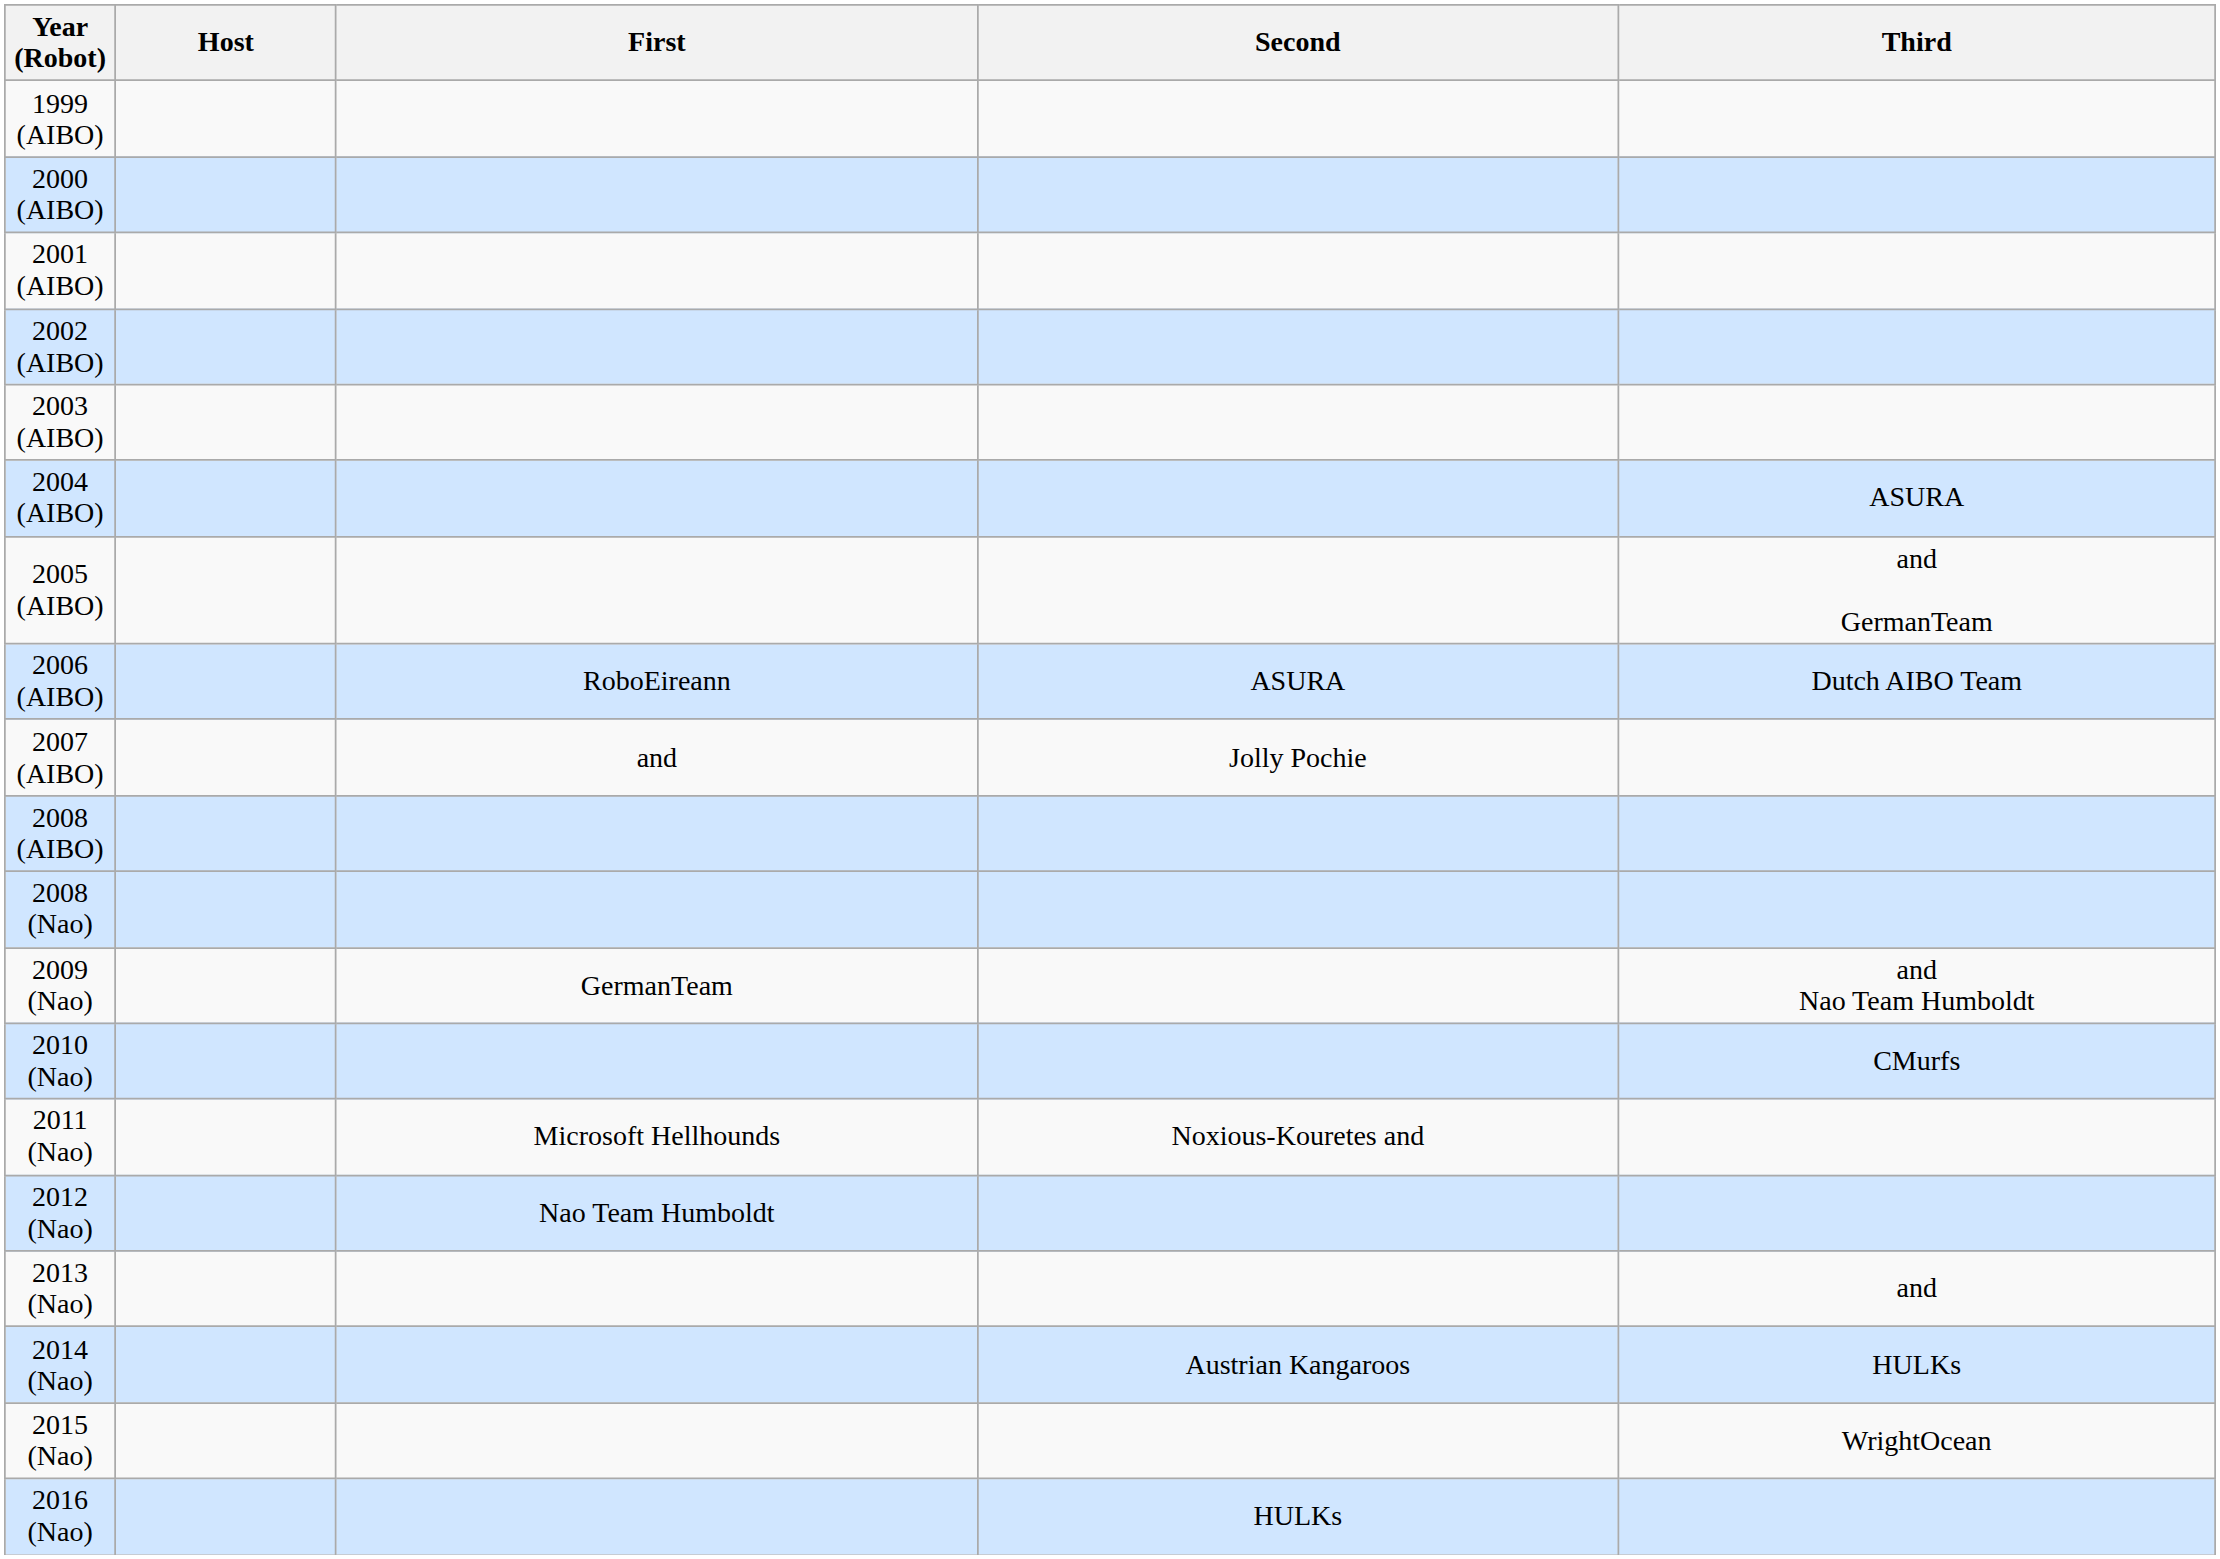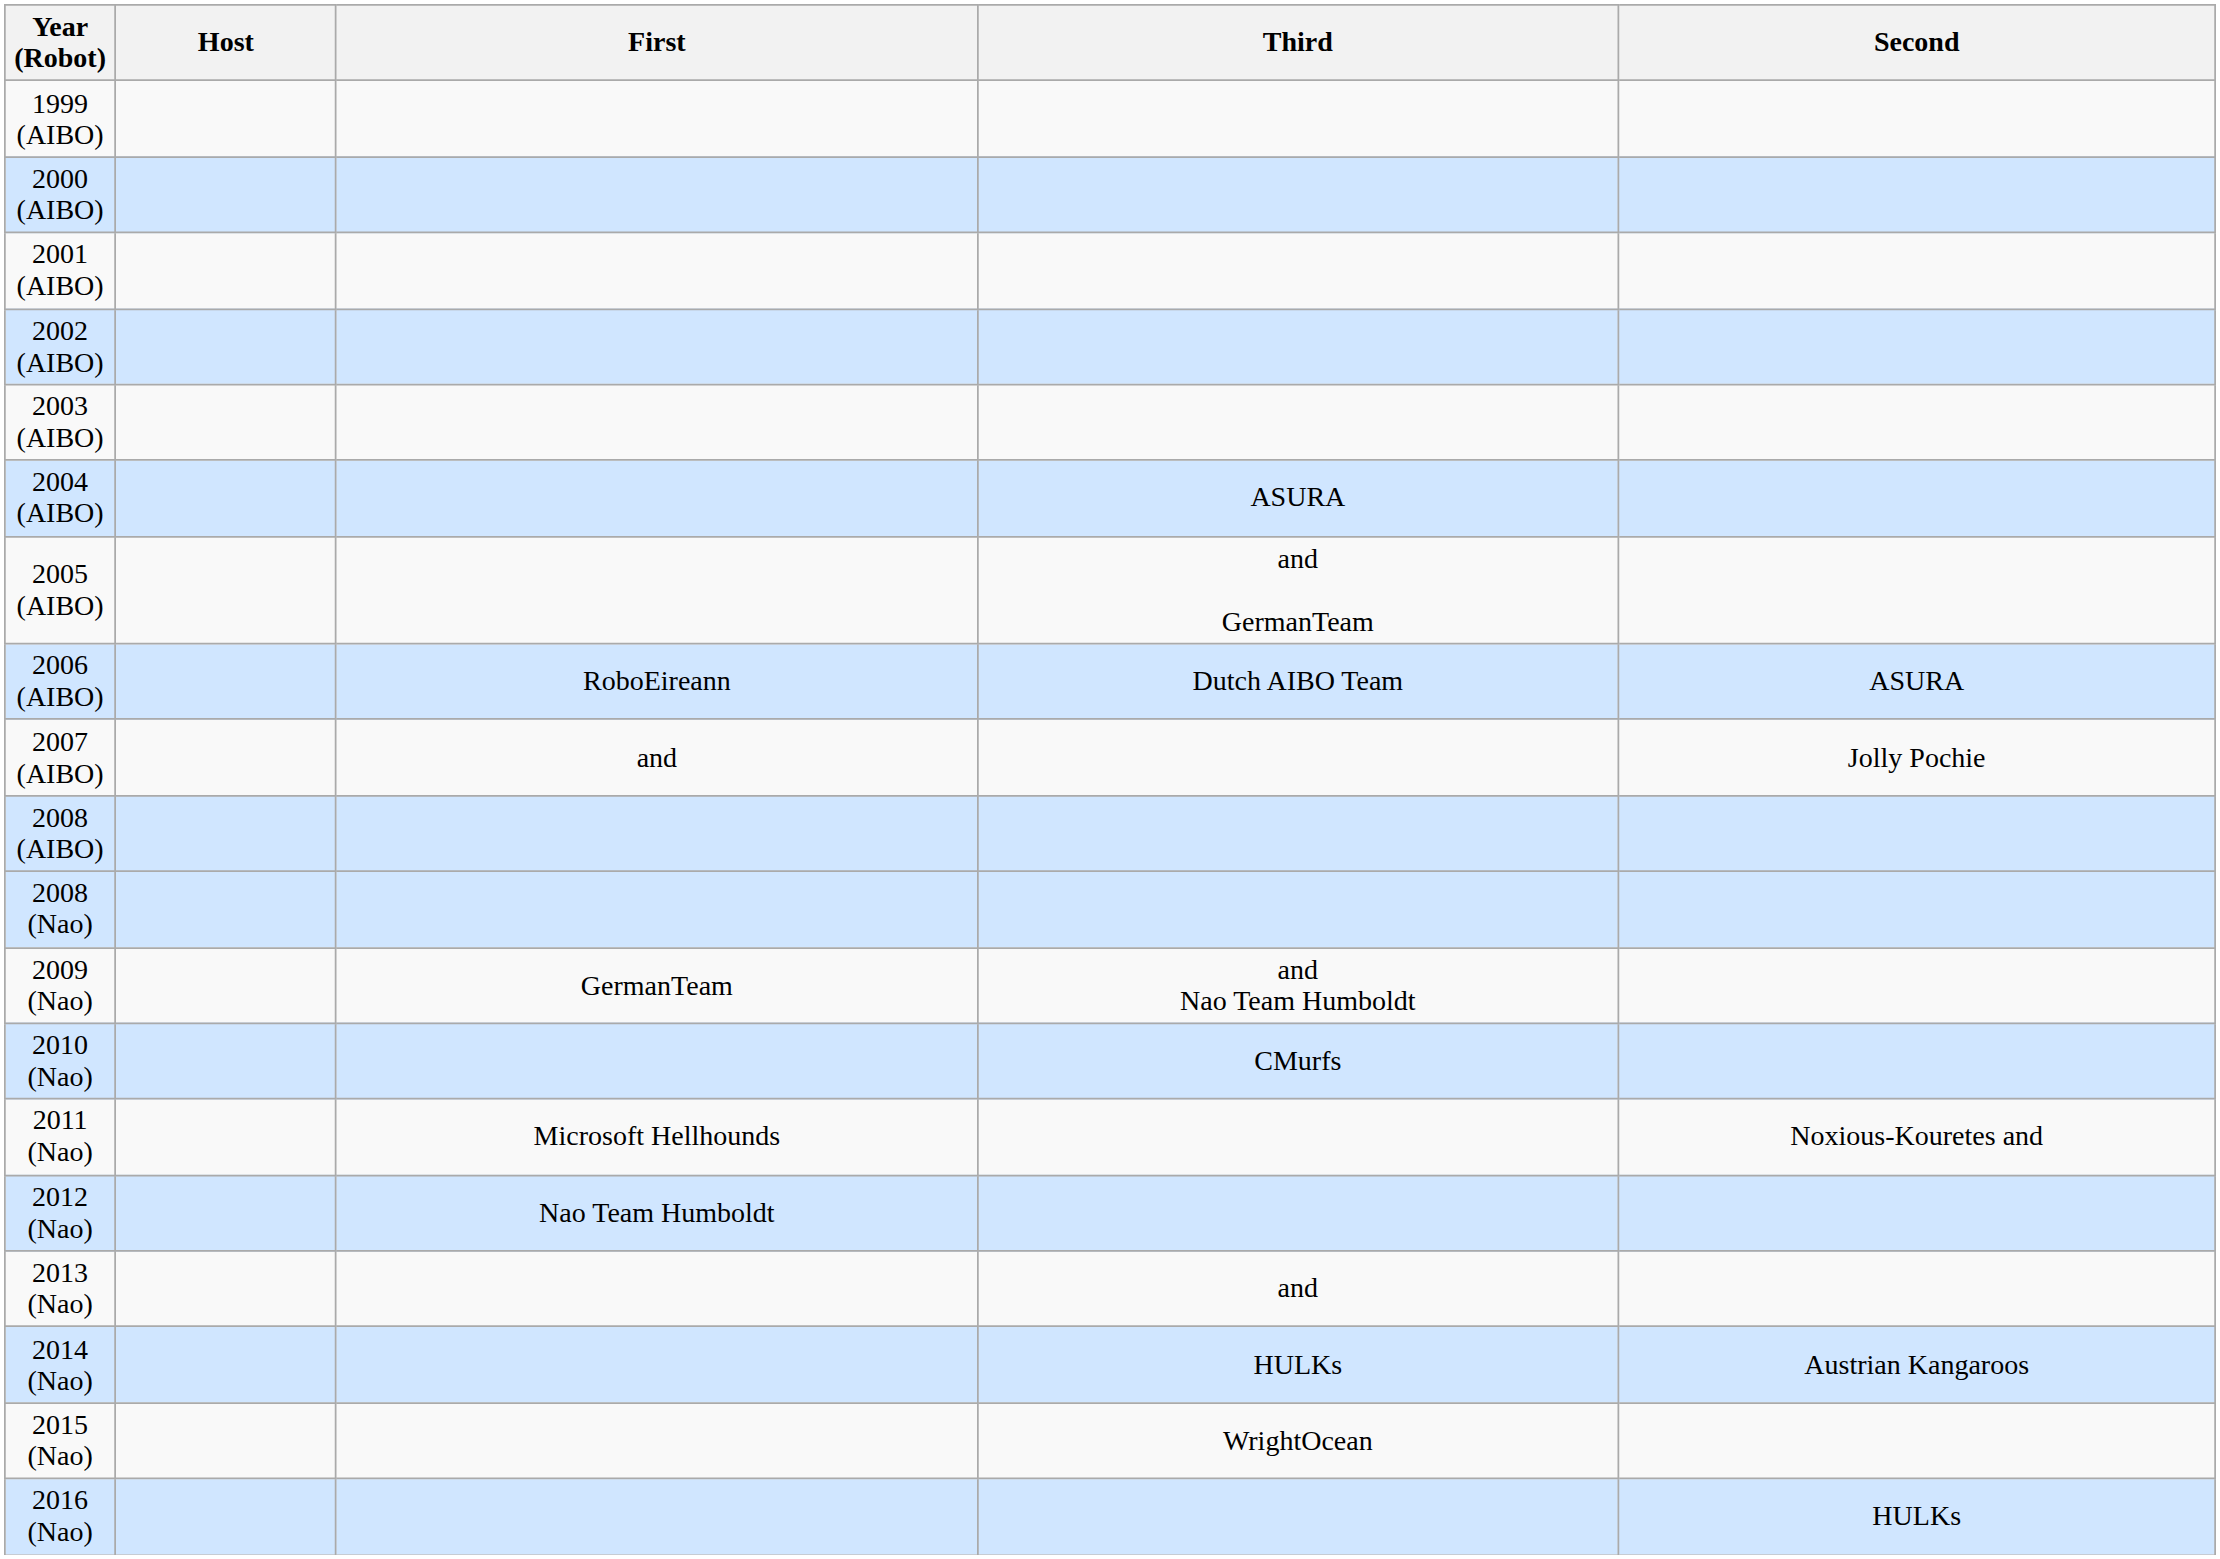columns swapped: (1298, 42) <-> (1917, 42)
